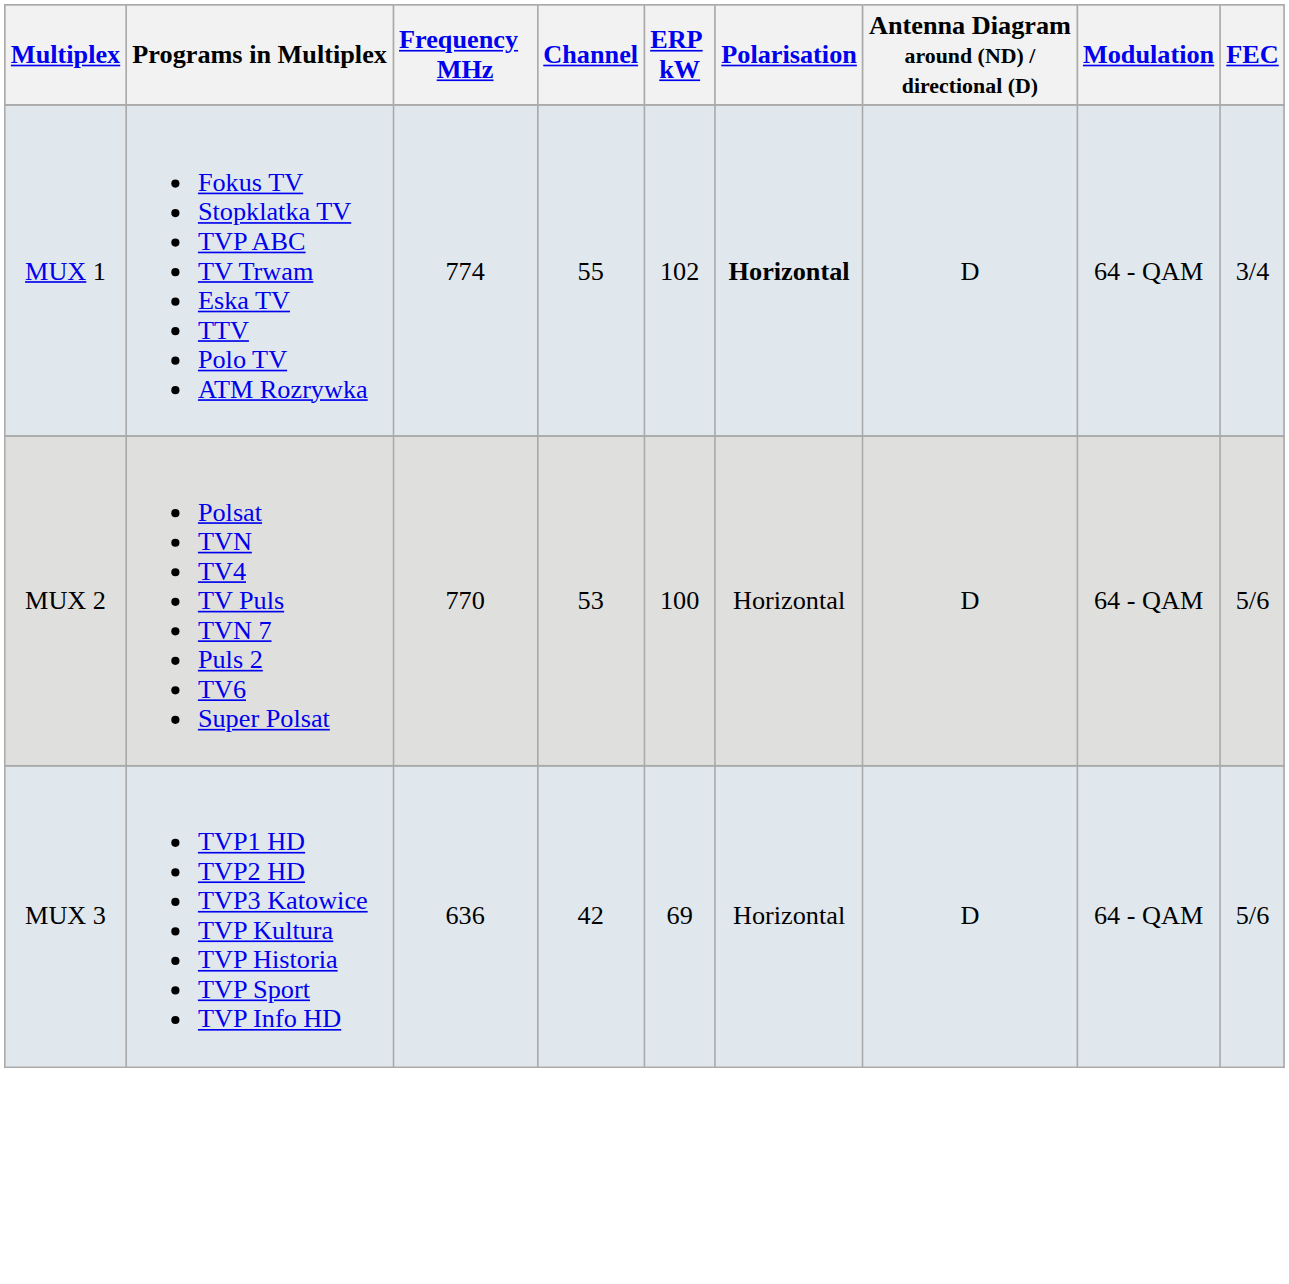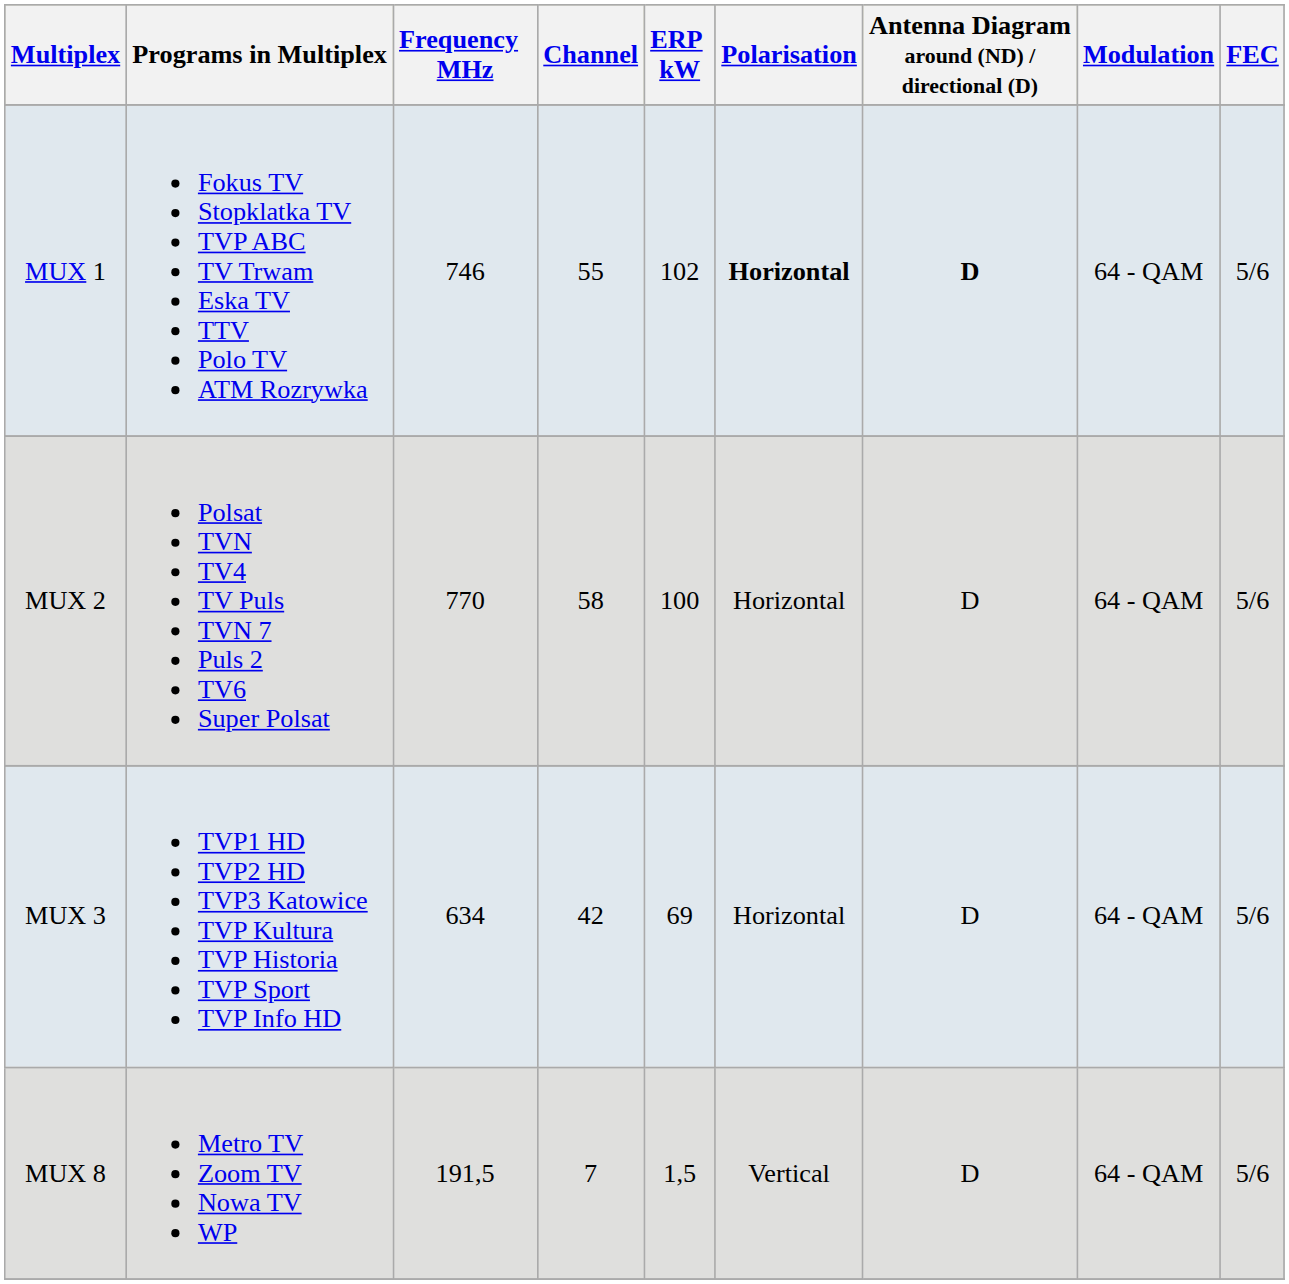(465, 270) 774 -> (465, 270) 746
(970, 270) normal -> (970, 270) bold
(1253, 270) 3/4 -> (1253, 270) 5/6
(591, 600) 53 -> (591, 600) 58
(465, 916) 636 -> (465, 916) 634
+ row: (66, 1172)
